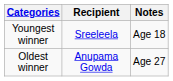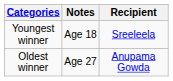columns swapped: (96, 12) <-> (149, 12)
